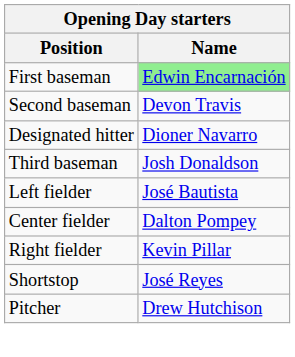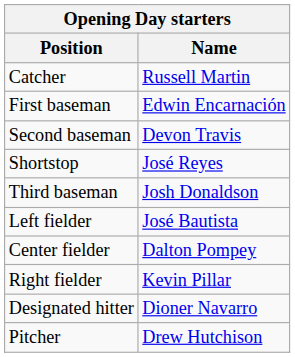+ row: (37, 76)
(214, 76) lightgreen background -> (214, 105) no background
rows swapped: (44, 279) <-> (71, 134)
